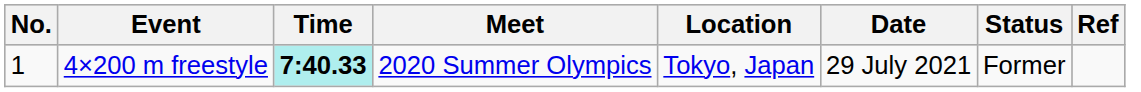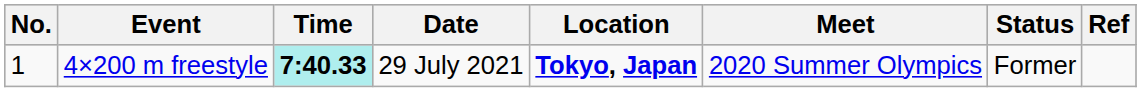columns swapped: (515, 24) <-> (899, 24)
(739, 65) normal -> (616, 65) bold
